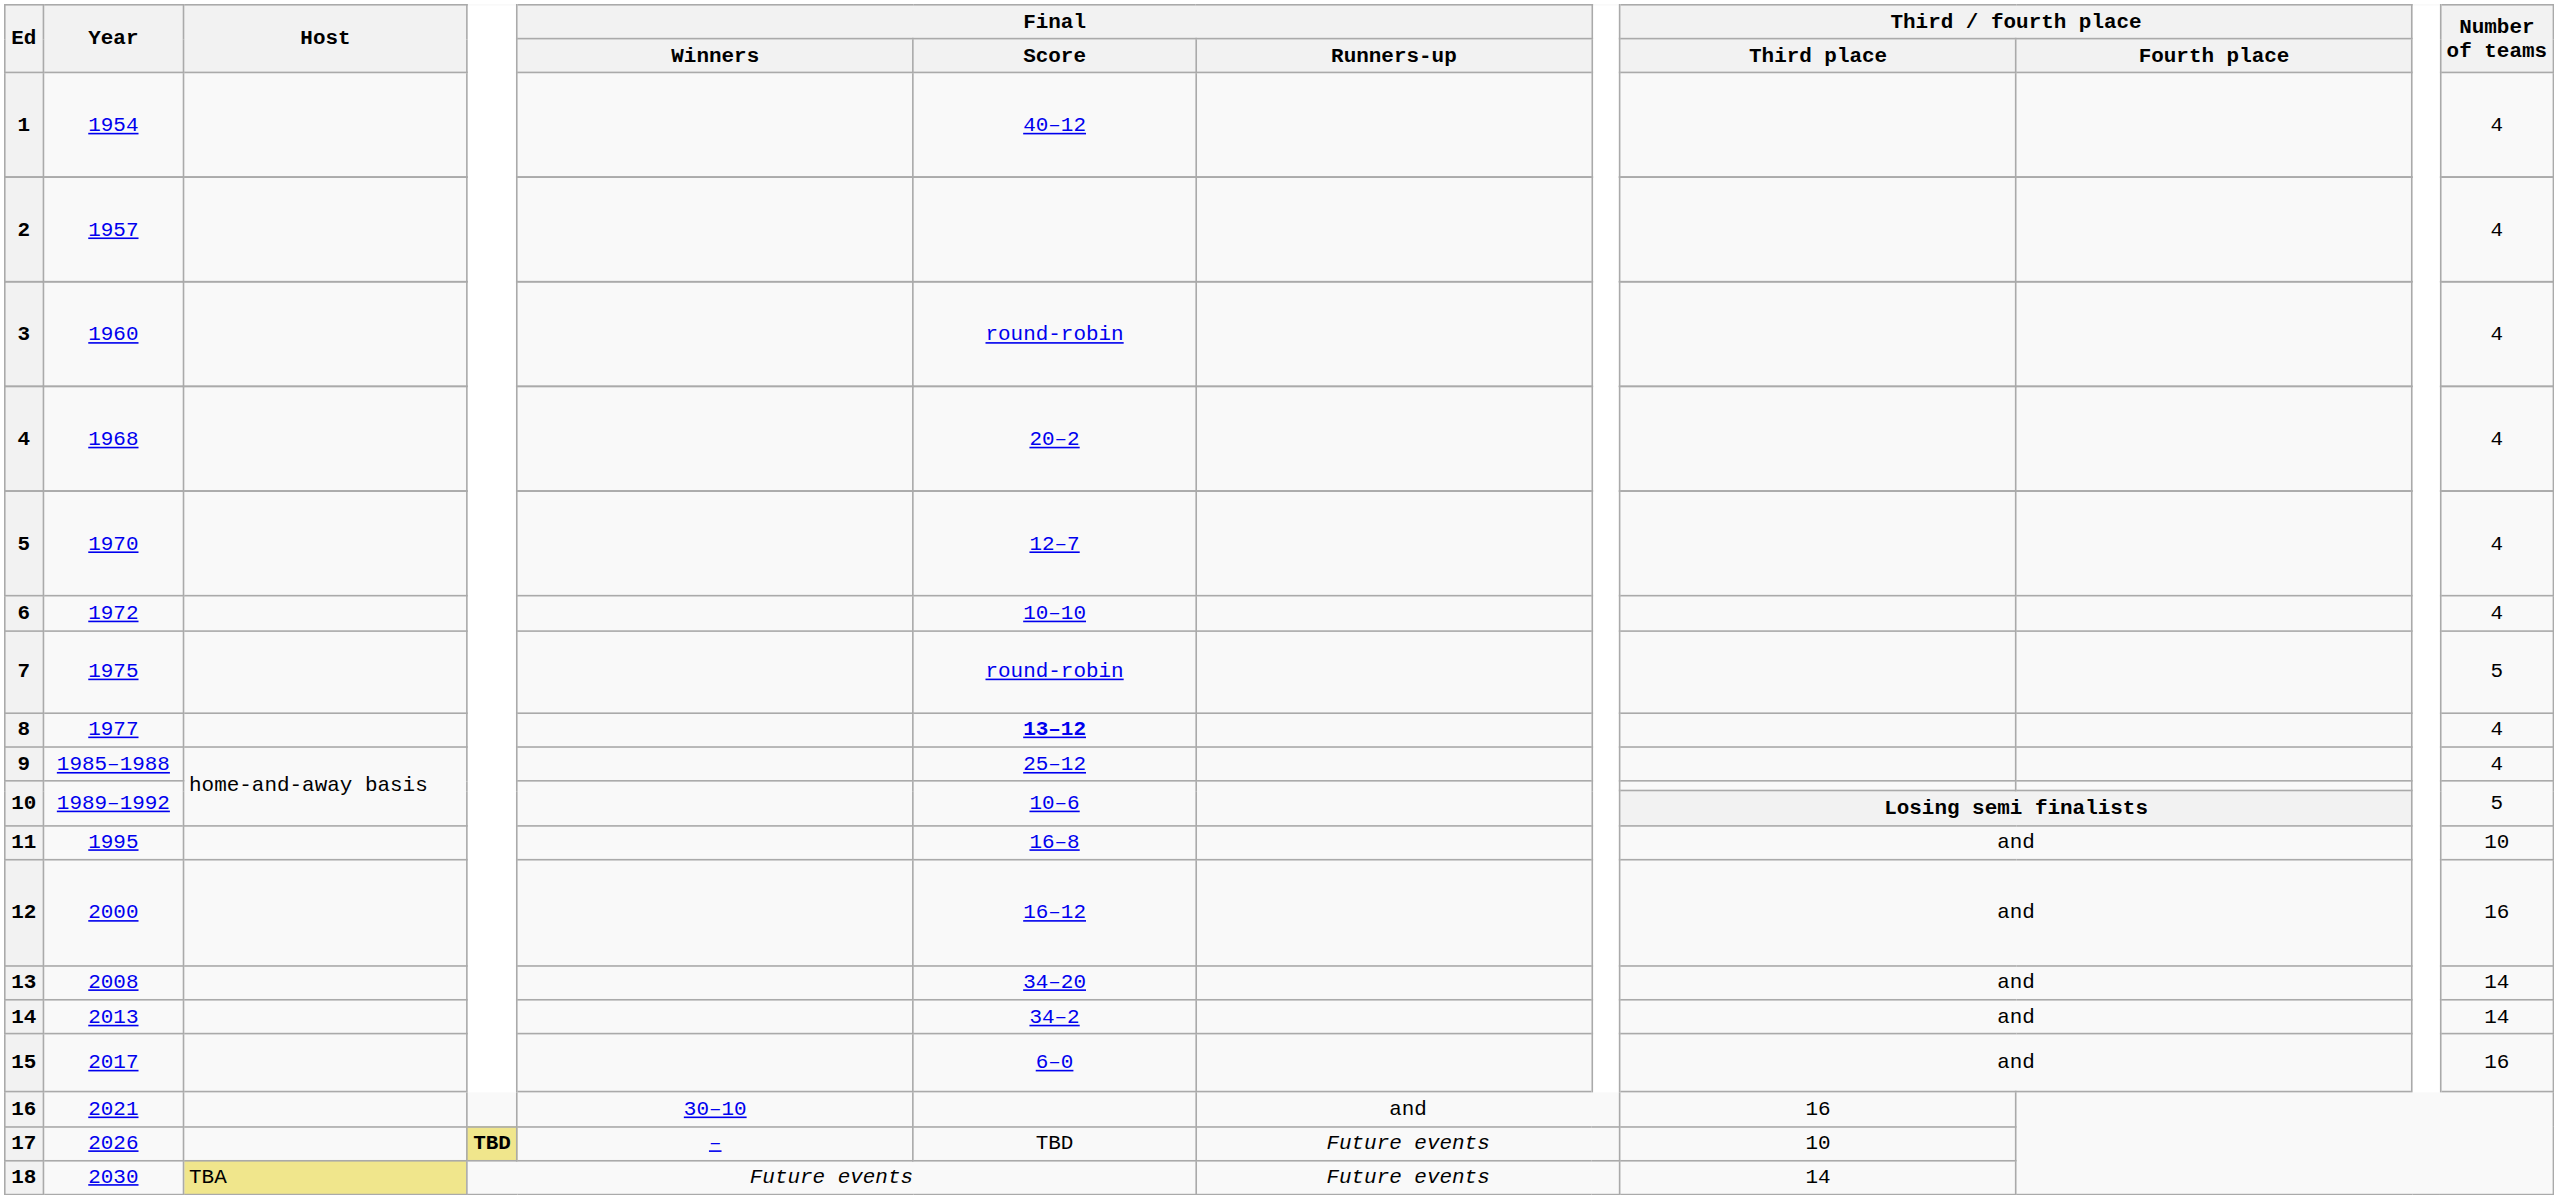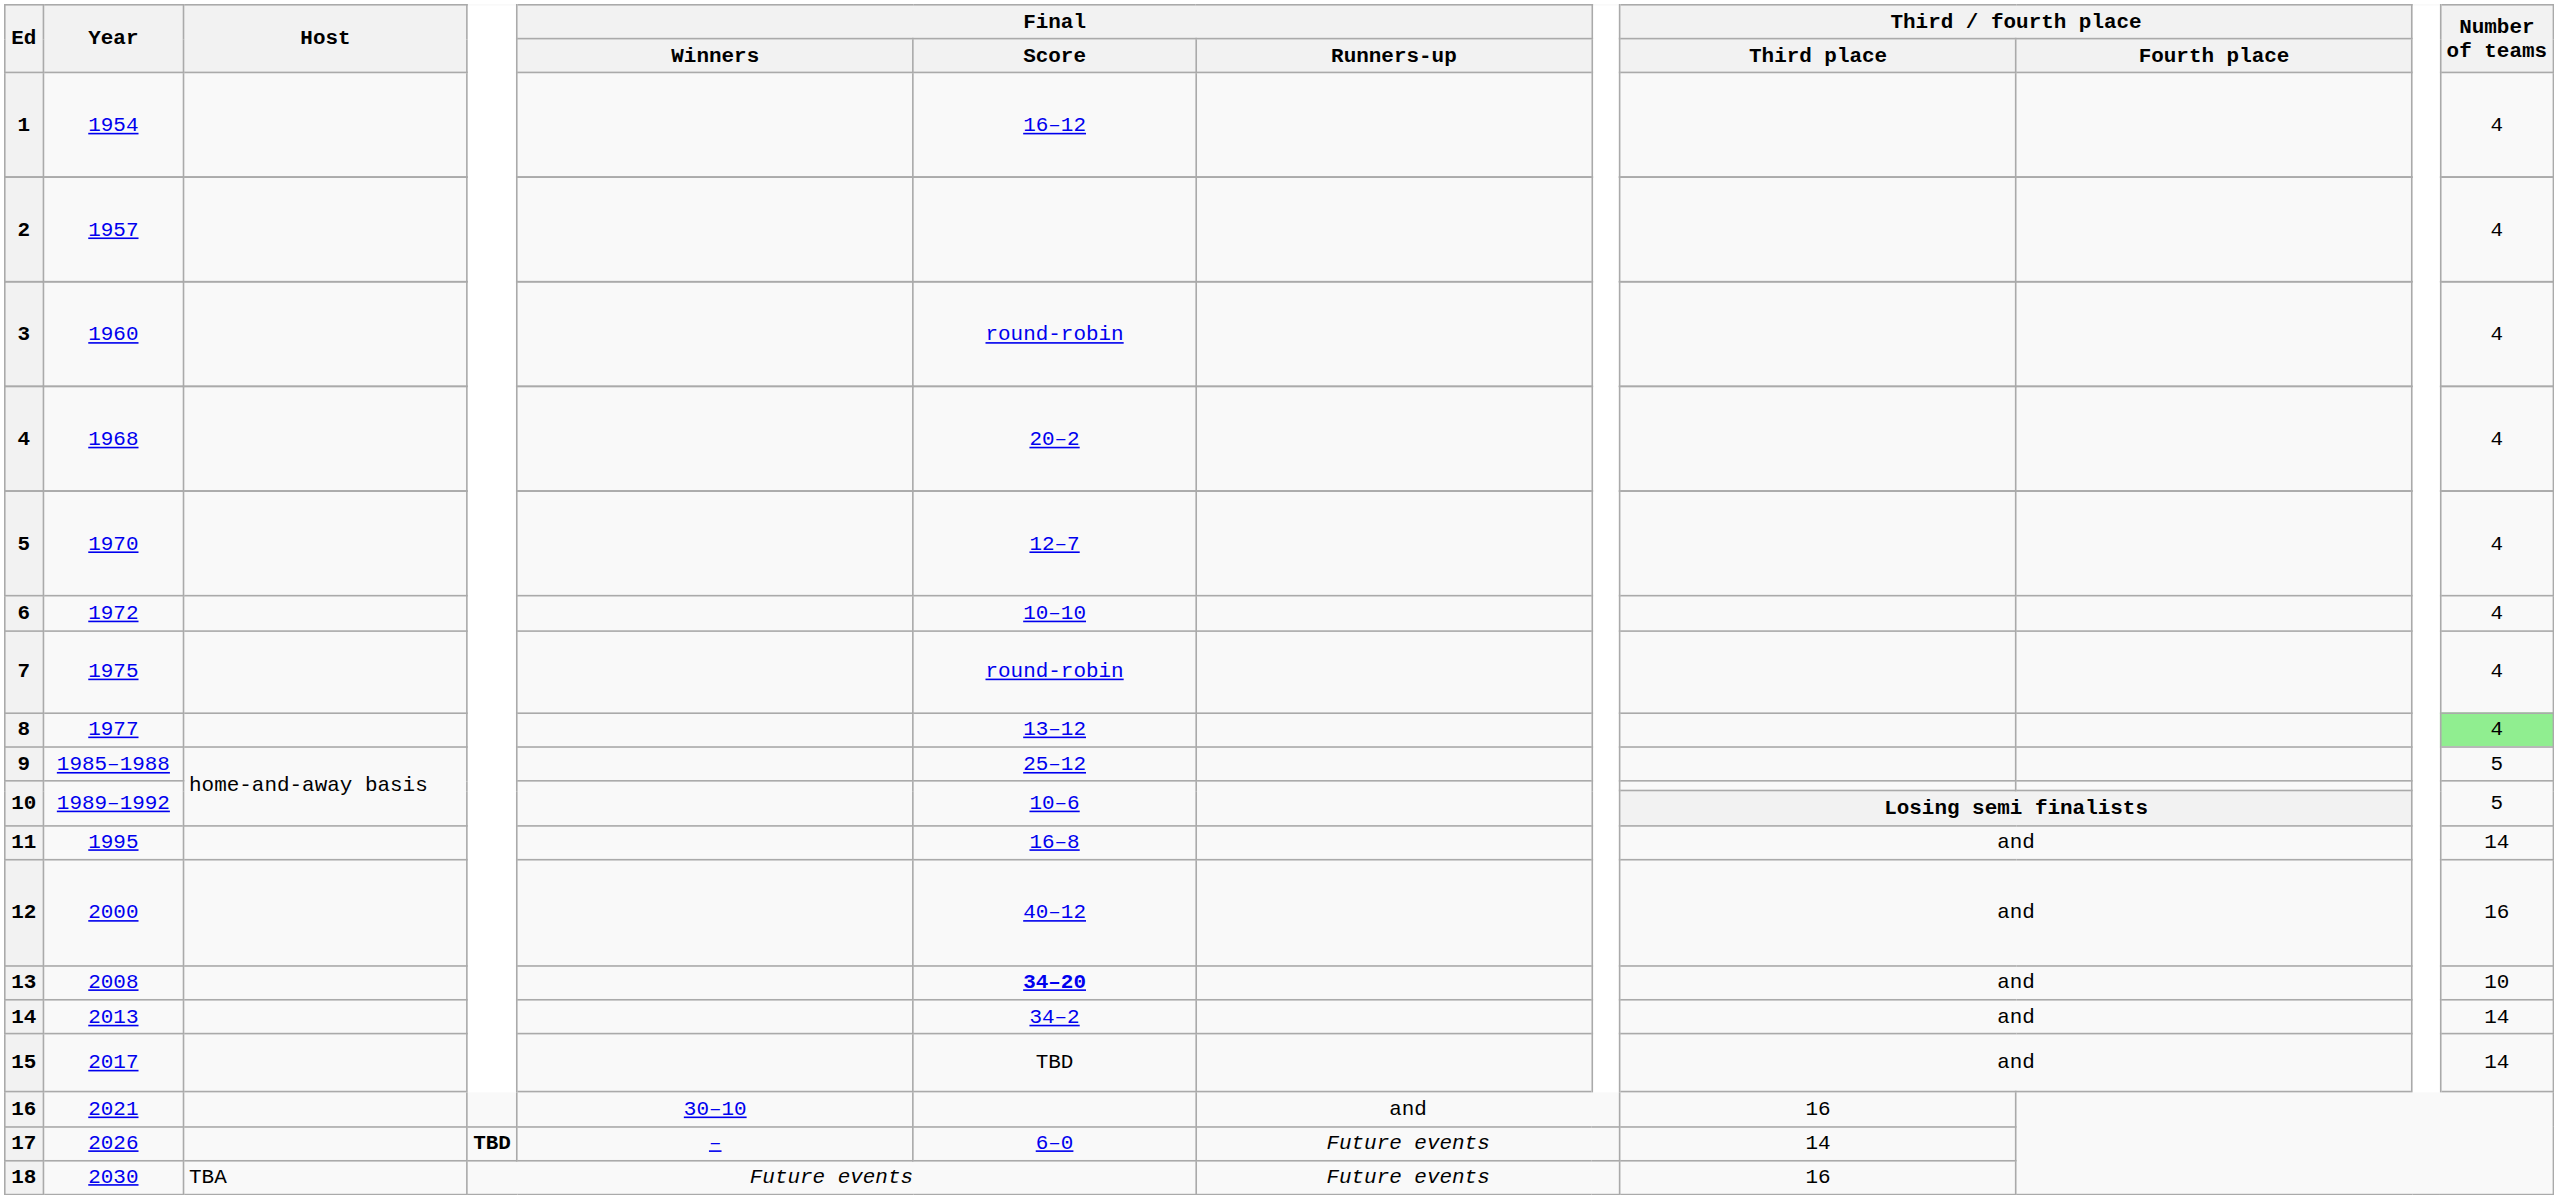(1055, 125) 40–12 -> (1055, 125) 16–12
(2497, 672) 5 -> (2497, 672) 4
(1055, 730) bold -> (1055, 730) normal
(2497, 730) no background -> (2497, 730) lightgreen background
(2497, 764) 4 -> (2497, 764) 5
(2497, 842) 10 -> (2497, 842) 14
(1055, 912) 16–12 -> (1055, 912) 40–12
(1055, 983) normal -> (1055, 983) bold
(2497, 983) 14 -> (2497, 983) 10
(1055, 1063) 6–0 -> (1055, 1063) TBD
(2497, 1063) 16 -> (2497, 1063) 14
(492, 1143) khaki background -> (492, 1143) no background
(1055, 1143) TBD -> (1055, 1143) 6–0
(1818, 1143) 10 -> (1818, 1143) 14
(208, 1178) khaki background -> (208, 1178) no background
(1818, 1178) 14 -> (1818, 1178) 16
